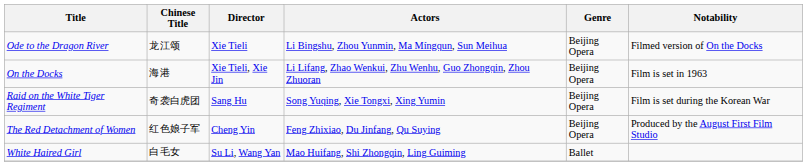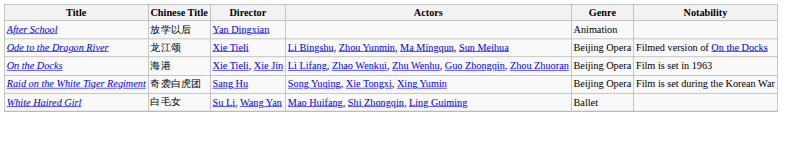+ row: (32, 29)
- row: (71, 129)
